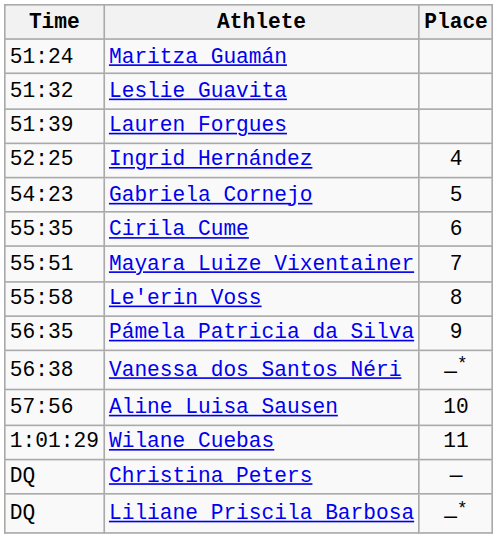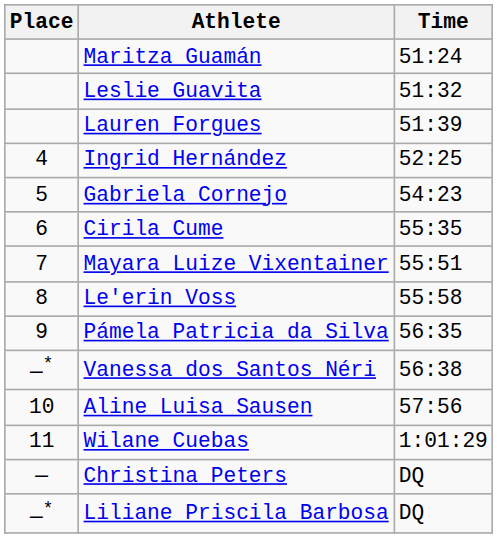columns swapped: (456, 22) <-> (54, 22)
